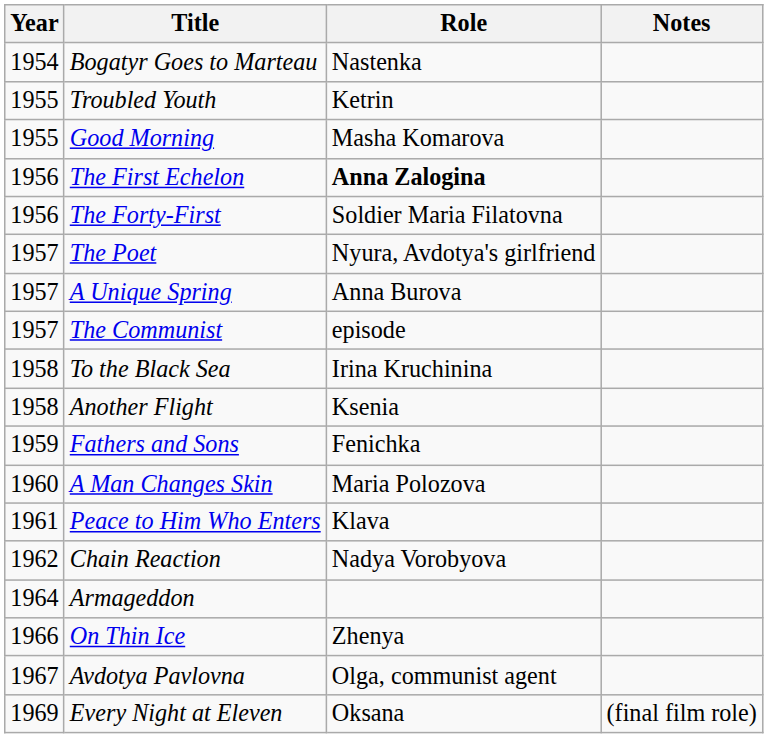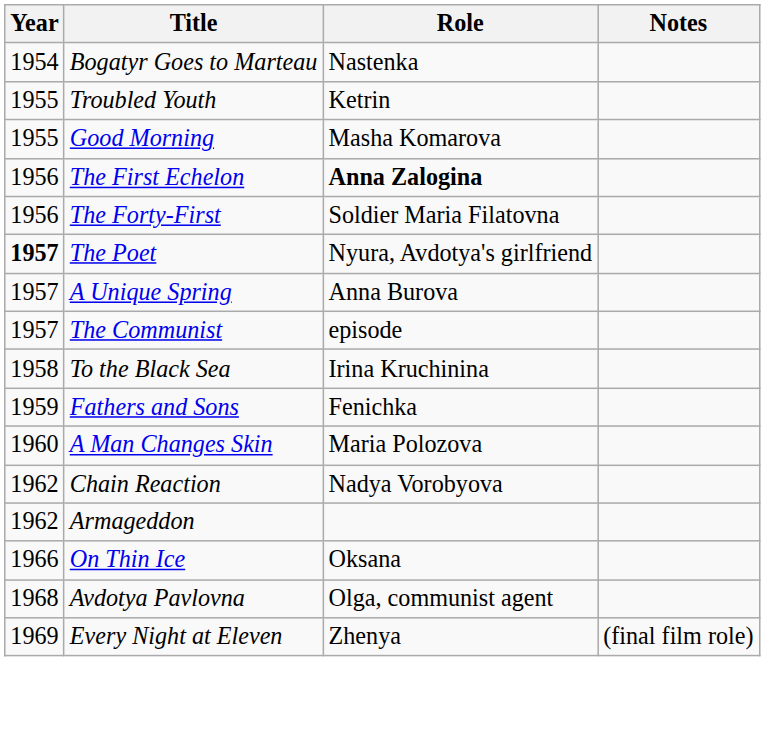(34, 253) normal -> (34, 253) bold
- row: (141, 406)
- row: (195, 521)
(34, 598) 1964 -> (34, 521) 1962
(368, 636) Zhenya -> (365, 560) Oksana
(34, 675) 1967 -> (34, 598) 1968
(368, 713) Oksana -> (365, 636) Zhenya
